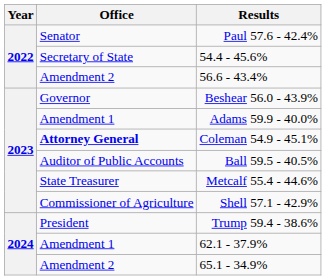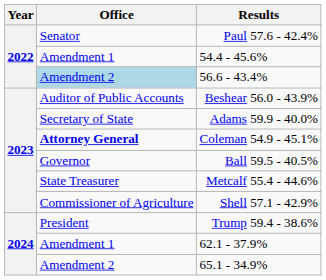(86, 56) Secretary of State -> (77, 56) Amendment 1
(77, 77) no background -> (77, 77) lightblue background
(65, 98) Governor -> (112, 98) Auditor of Public Accounts
(77, 118) Amendment 1 -> (86, 118) Secretary of State
(112, 160) Auditor of Public Accounts -> (65, 160) Governor
